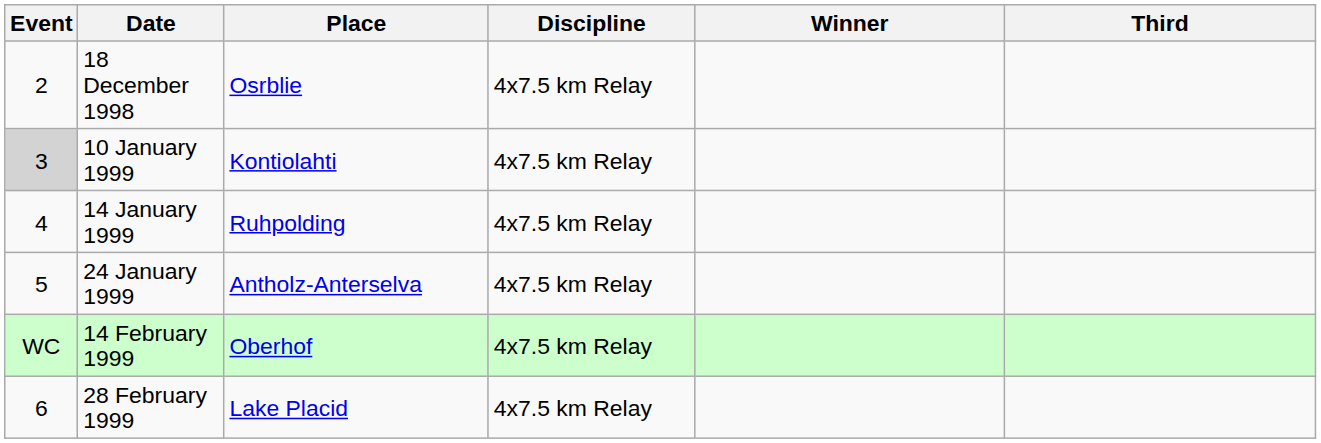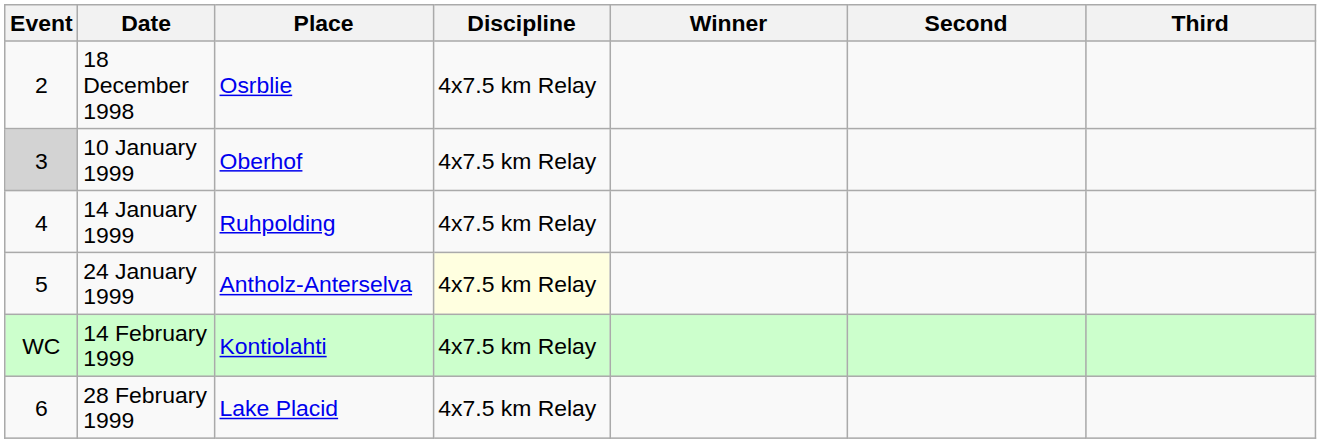+ column: (966, 23)
(283, 160) Kontiolahti -> (261, 160) Oberhof
(573, 284) no background -> (517, 284) lightyellow background
(271, 346) Oberhof -> (273, 346) Kontiolahti
